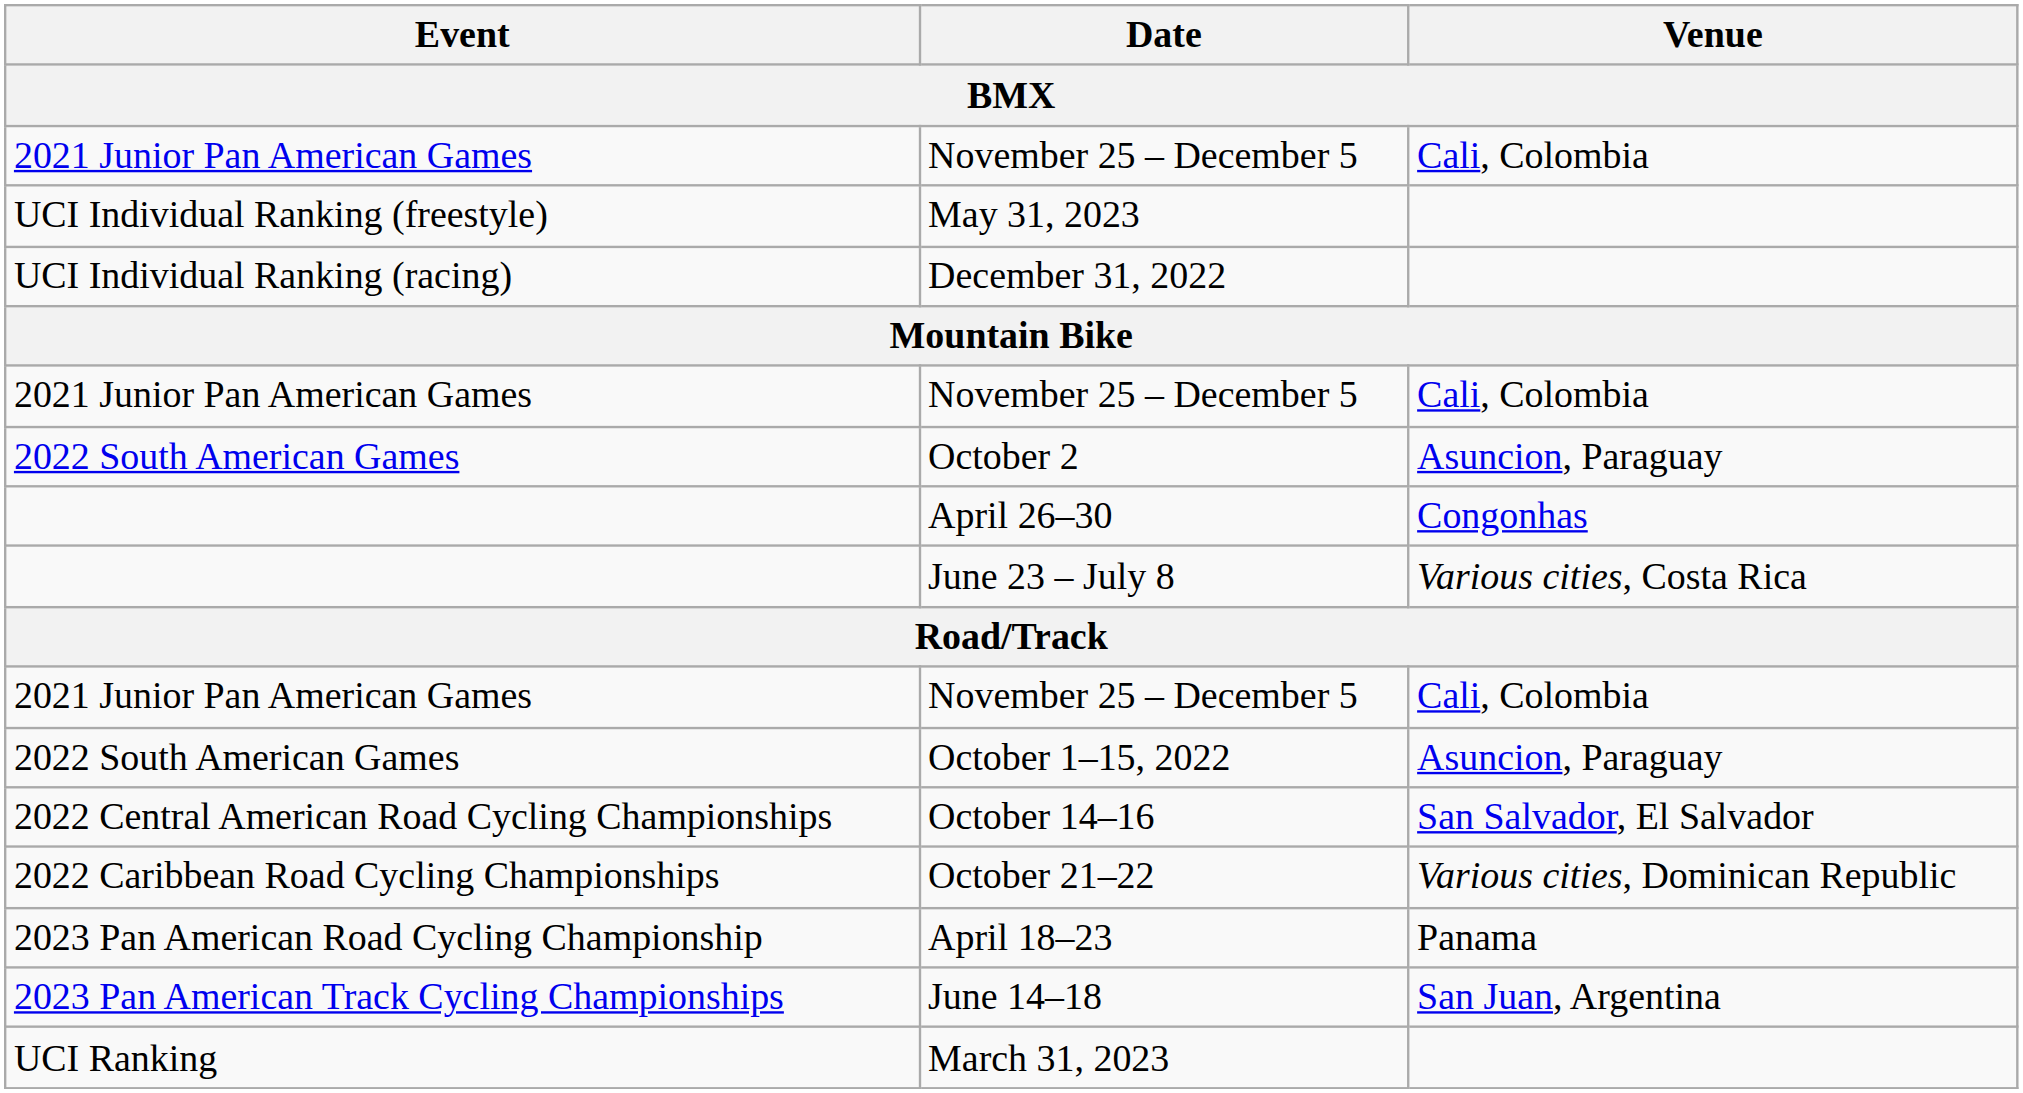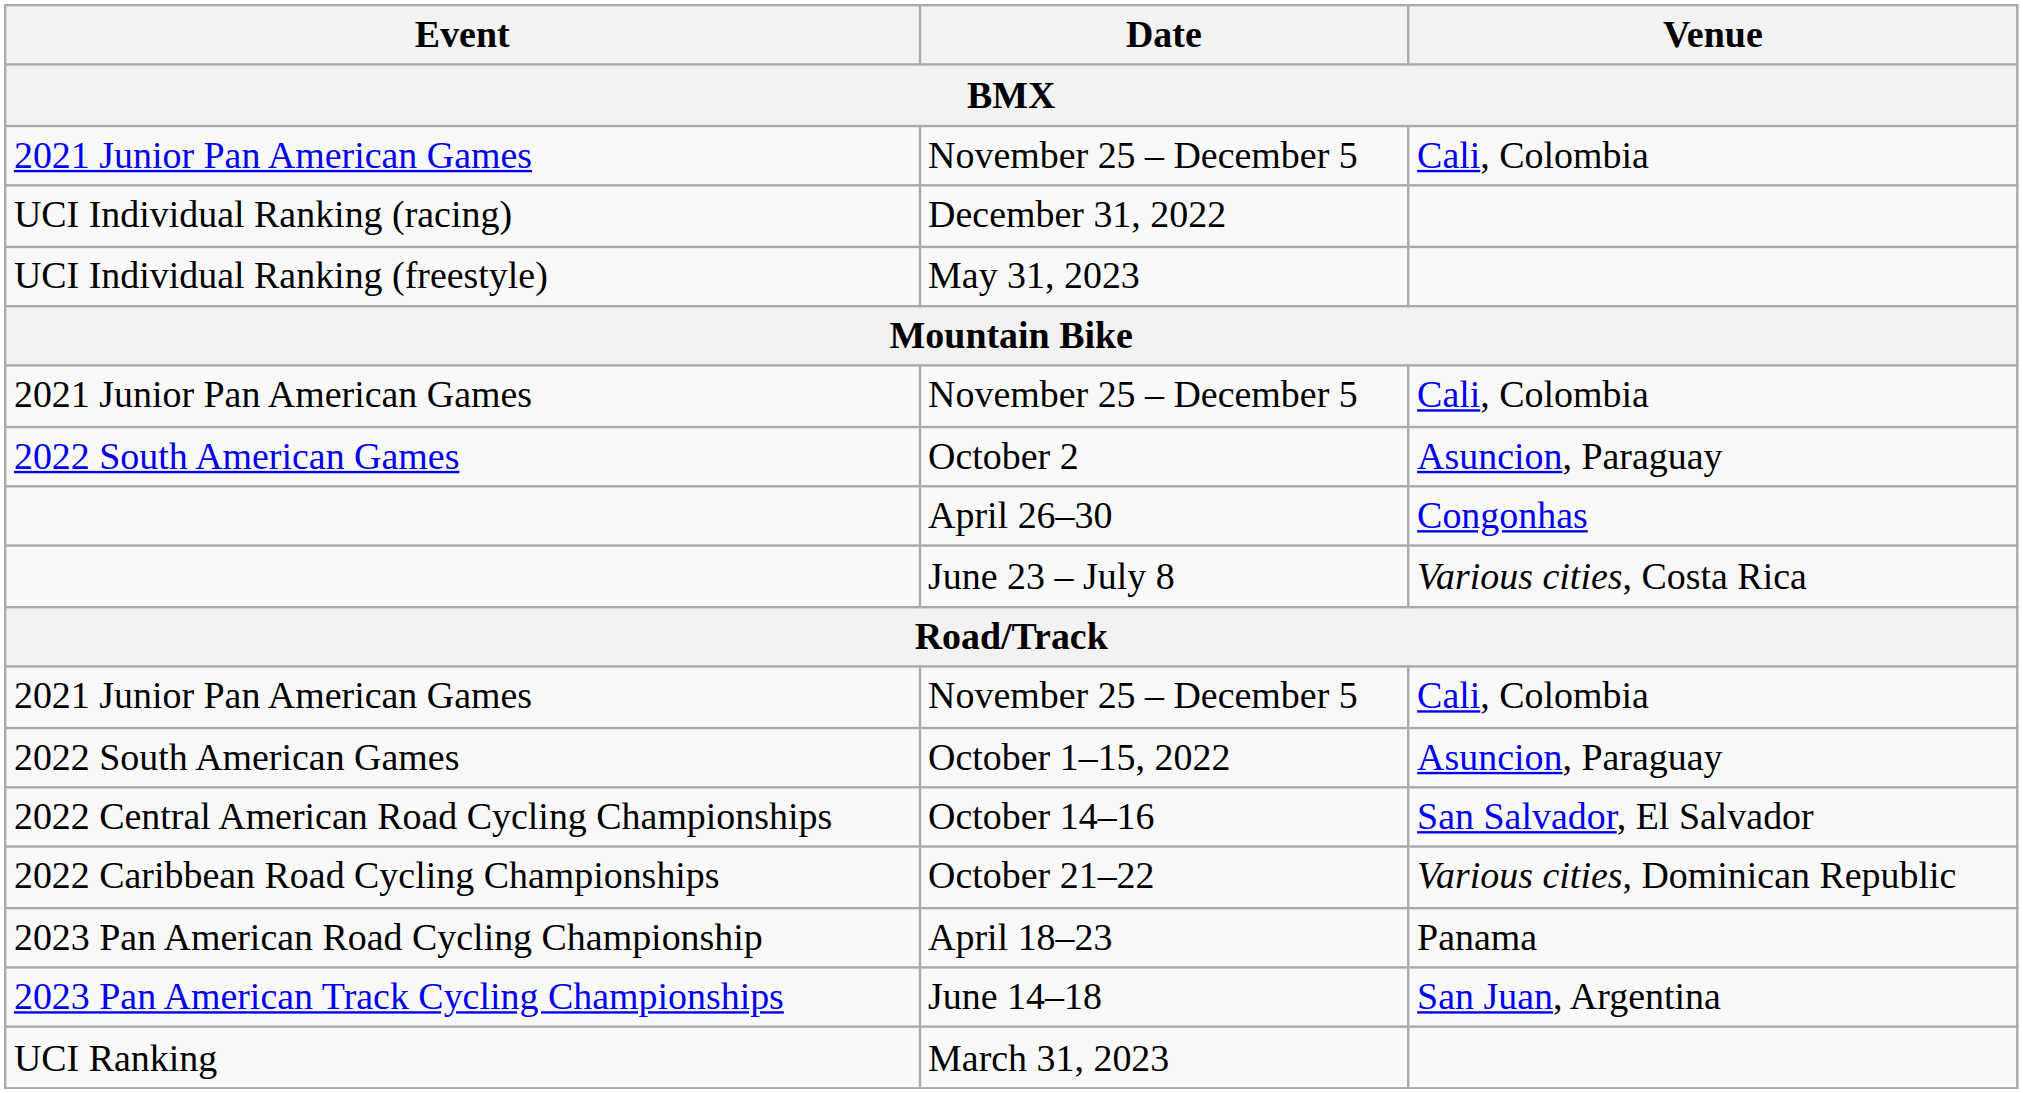rows swapped: (263, 275) <-> (281, 214)
